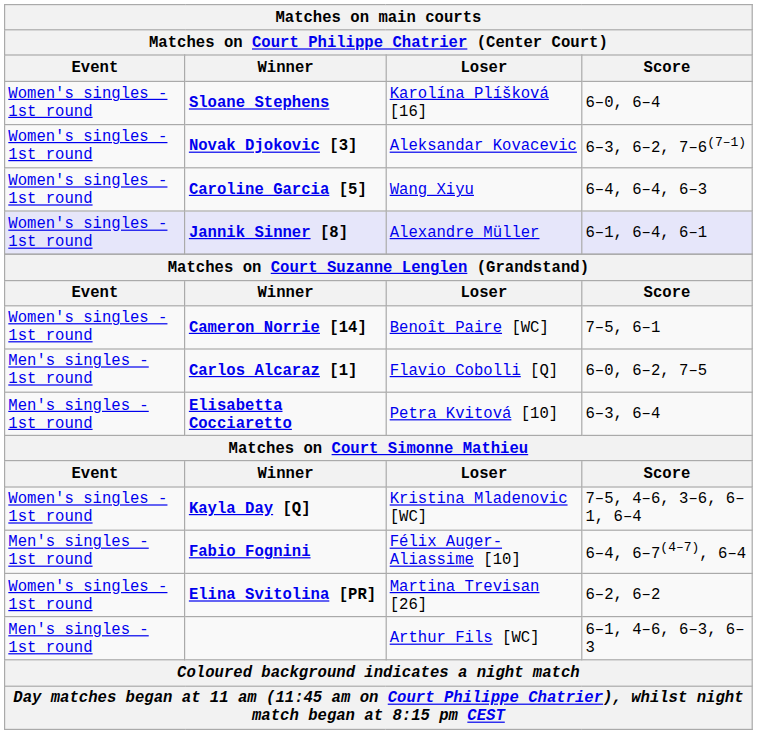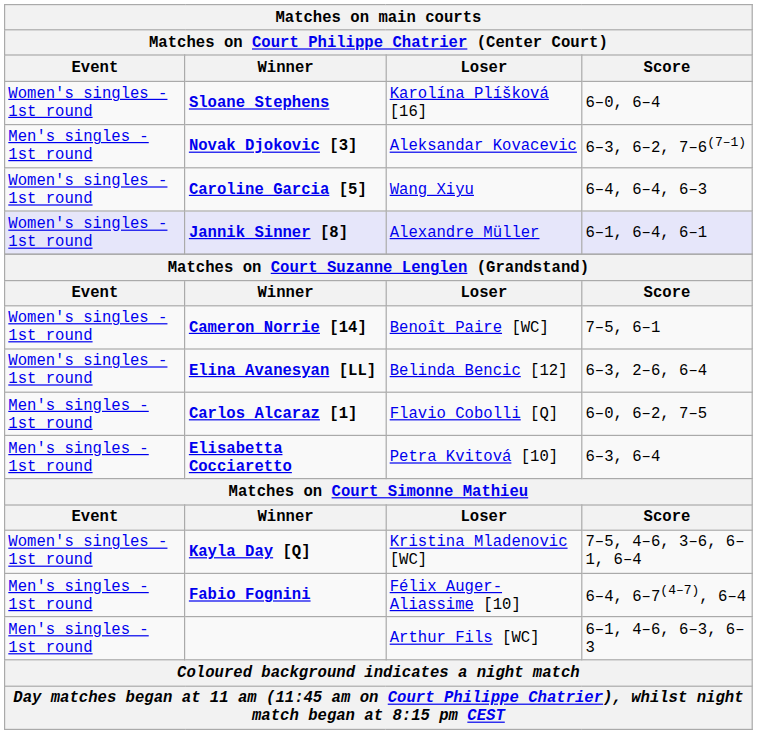(88, 146) Women's singles - 1st round -> (79, 146) Men's singles - 1st round
+ row: (283, 371)
- row: (283, 595)
